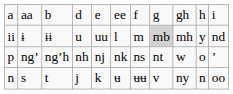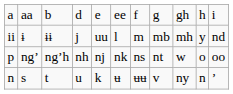(79, 36) u -> (77, 36) j
(161, 36) lightgrey background -> (161, 36) no background
(214, 57) ʼ -> (218, 57) oo
(77, 78) j -> (79, 78) u
(218, 78) oo -> (214, 78) ʼ
